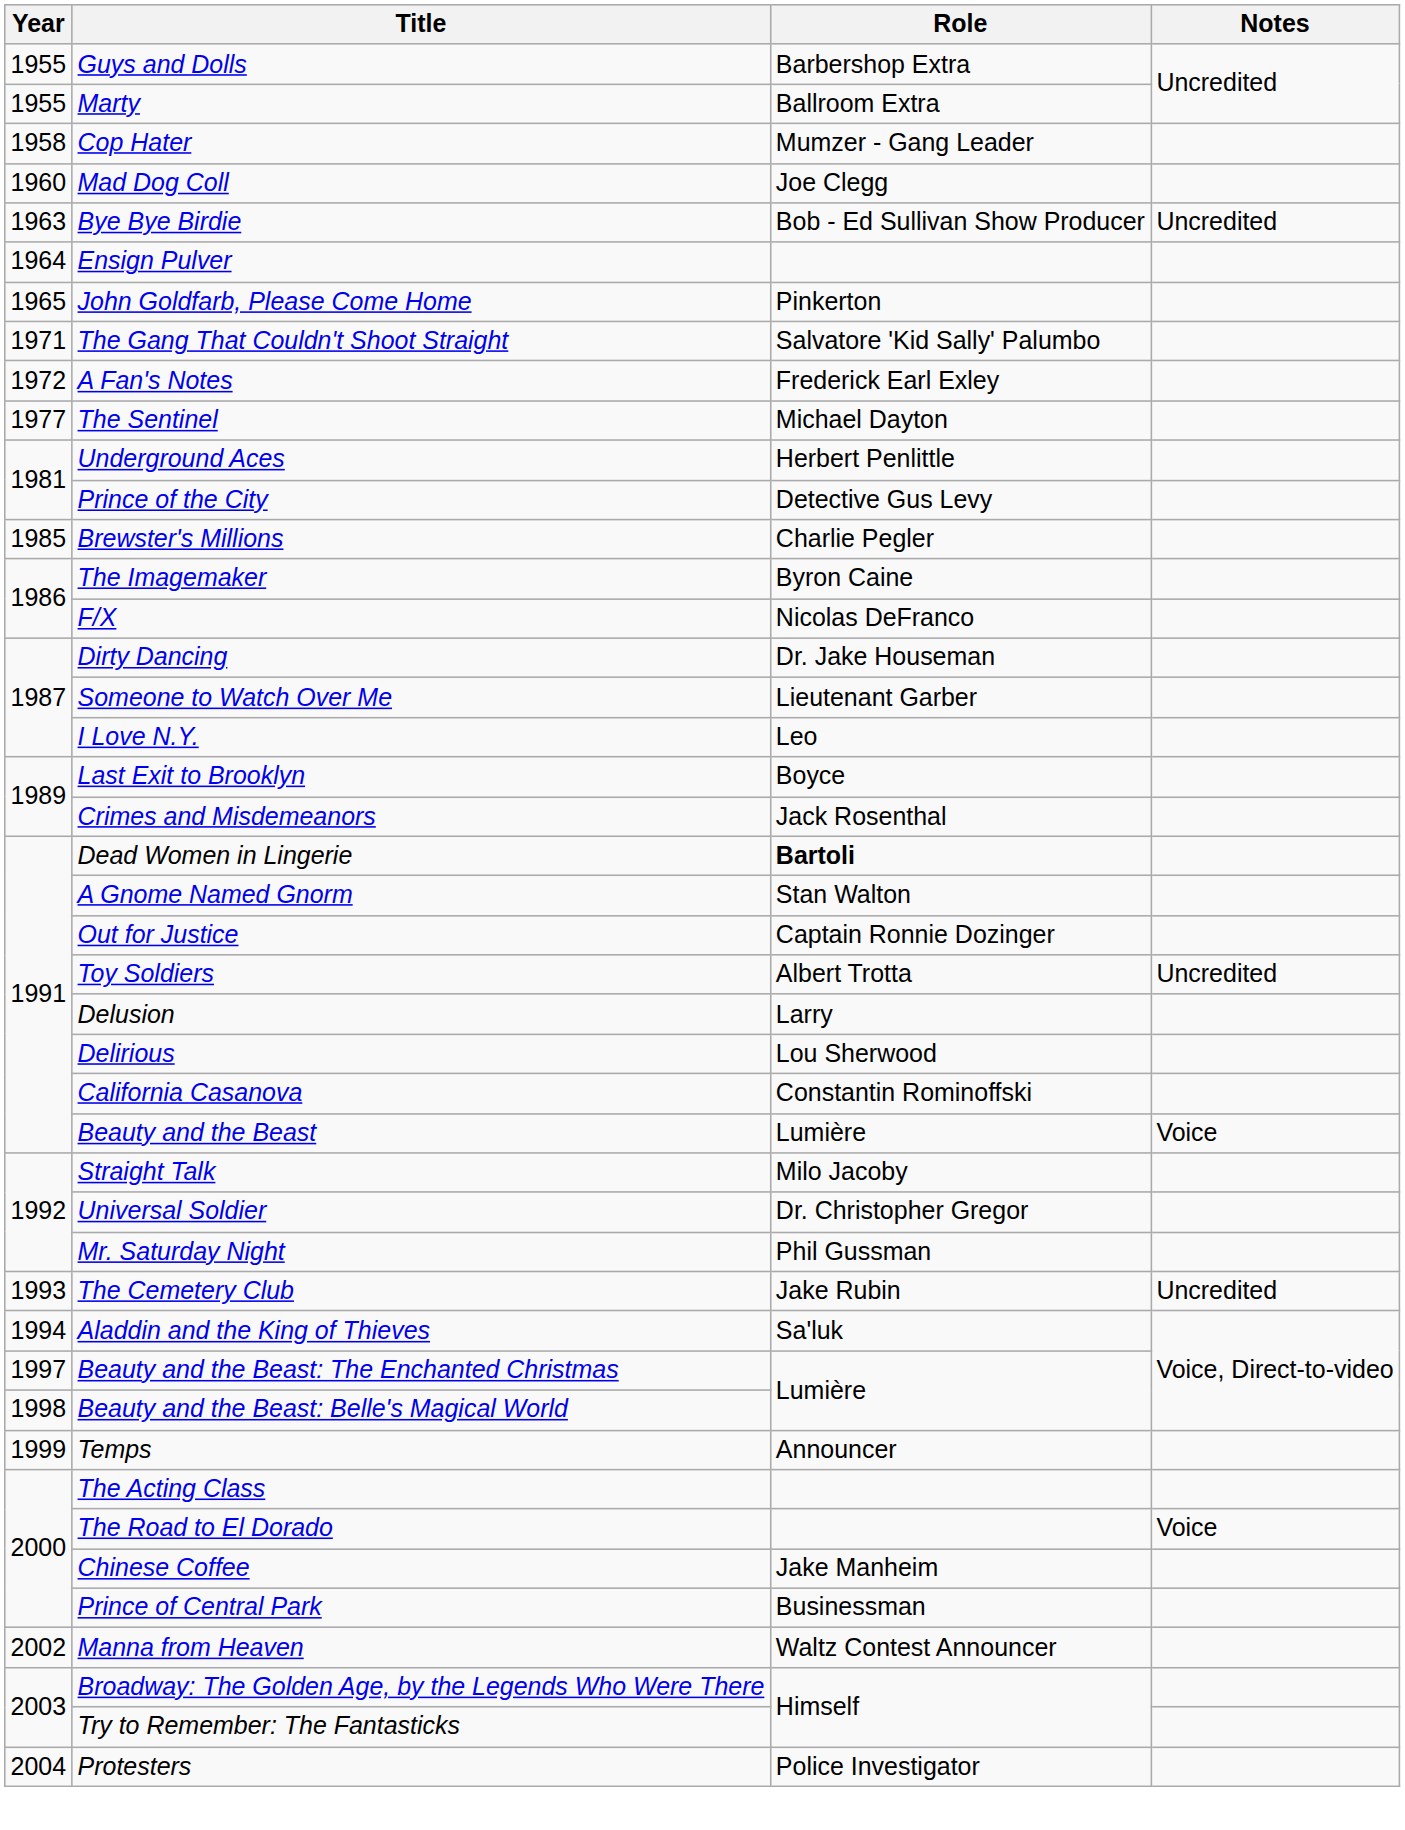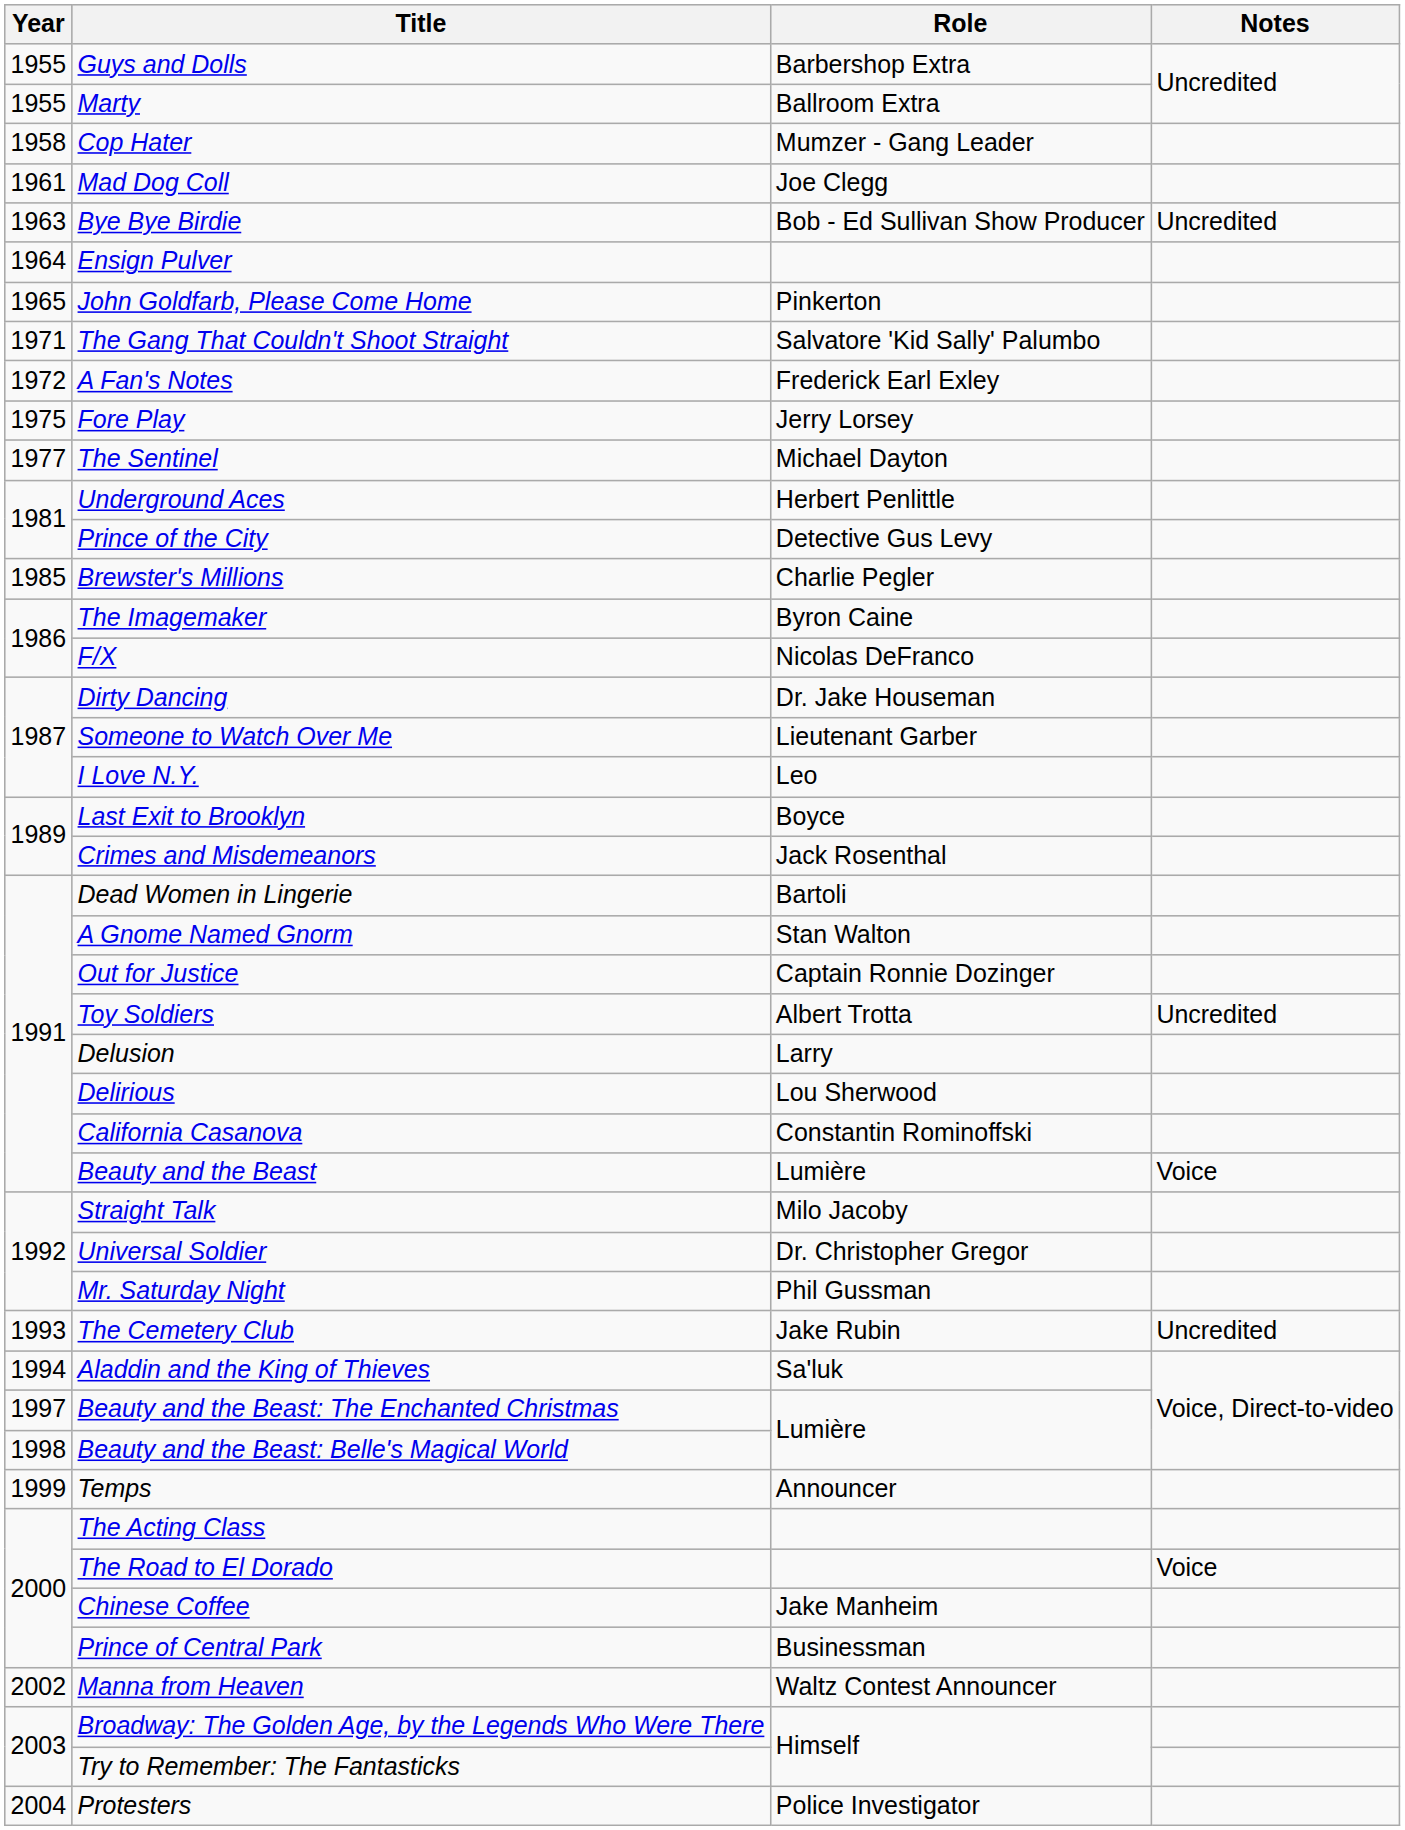(38, 182) 1960 -> (38, 182) 1961
+ row: (131, 420)
(815, 855) bold -> (811, 895) normal
